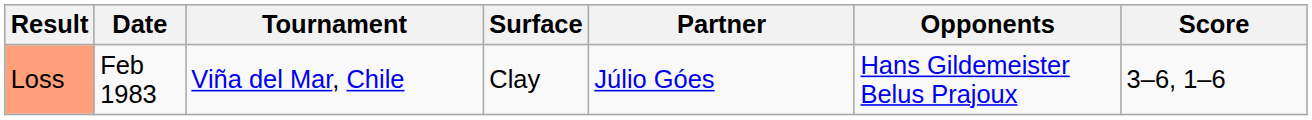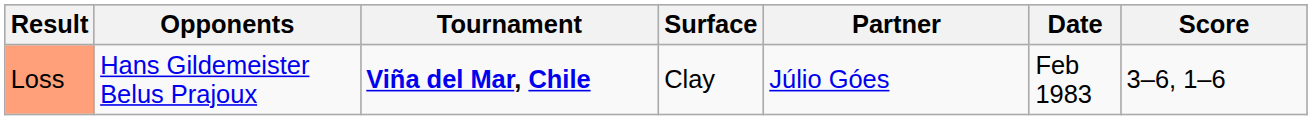columns swapped: (140, 24) <-> (988, 24)
(298, 79) normal -> (478, 79) bold
